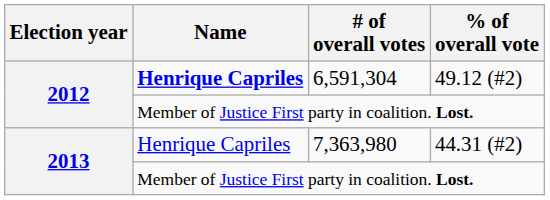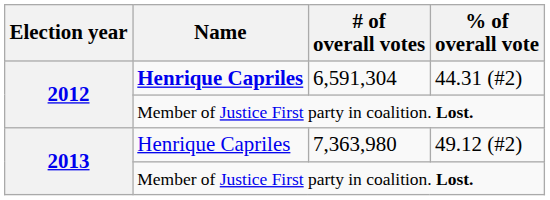(479, 77) 49.12 (#2) -> (479, 77) 44.31 (#2)
(479, 144) 44.31 (#2) -> (479, 144) 49.12 (#2)
